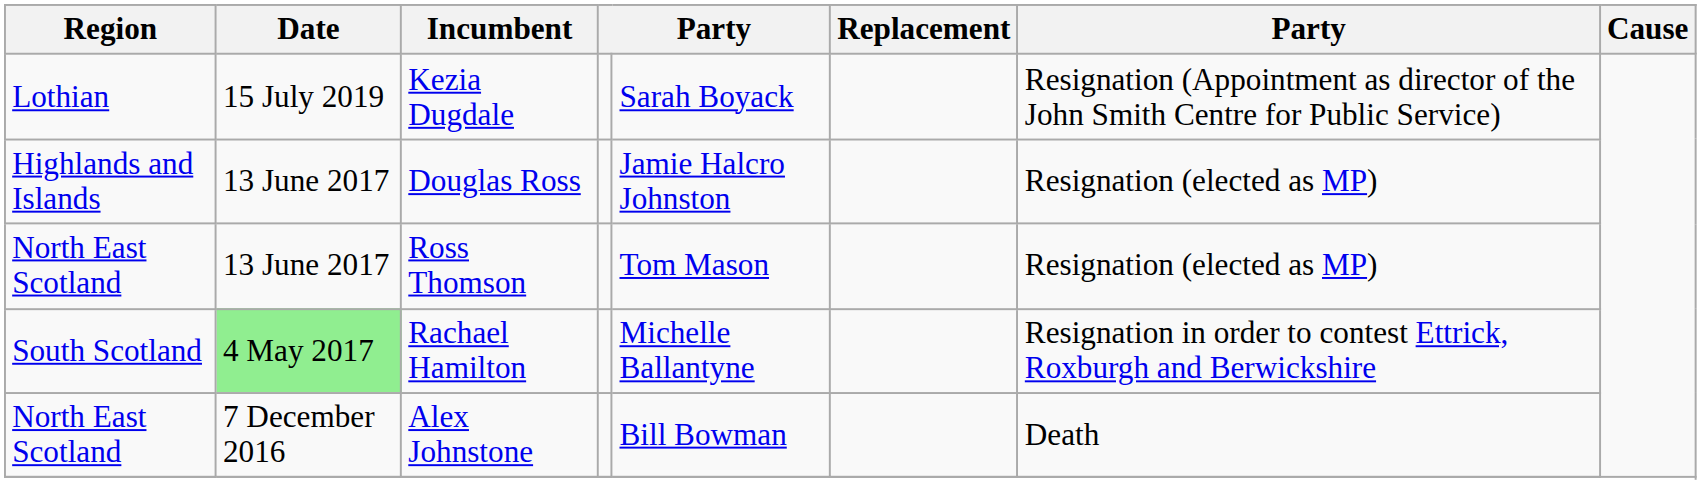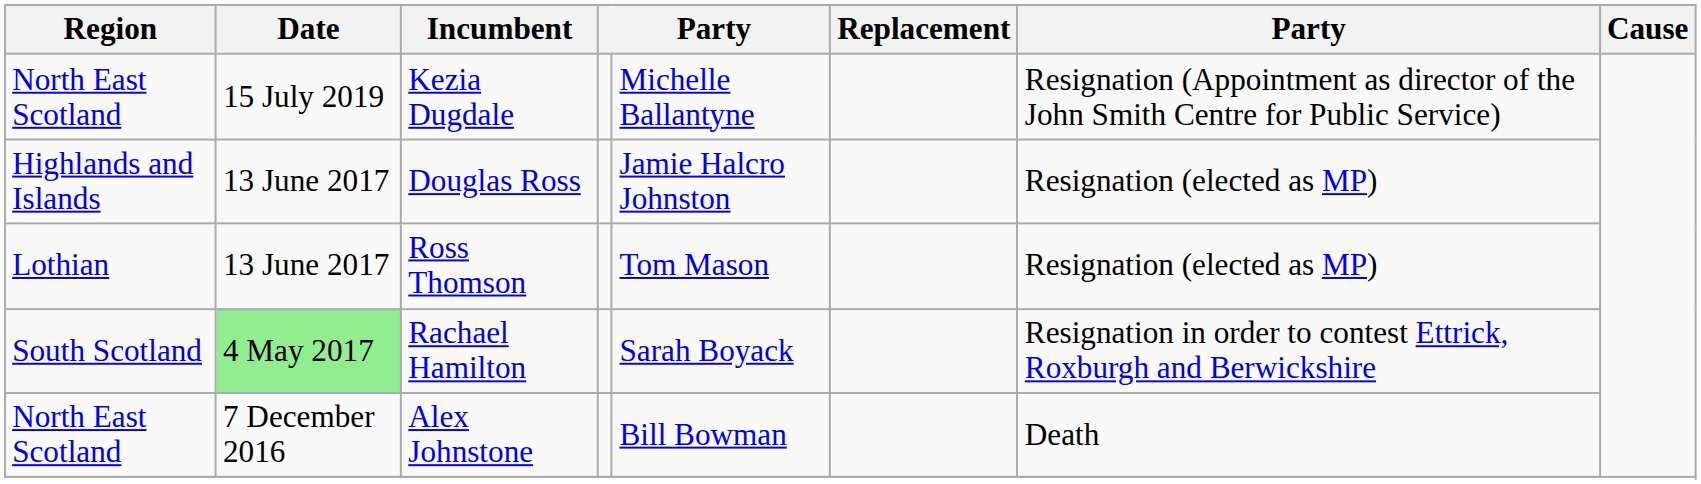(61, 96) Lothian -> (79, 96) North East Scotland
(707, 96) Sarah Boyack -> (687, 96) Michelle Ballantyne
(79, 265) North East Scotland -> (61, 265) Lothian
(687, 350) Michelle Ballantyne -> (707, 350) Sarah Boyack
